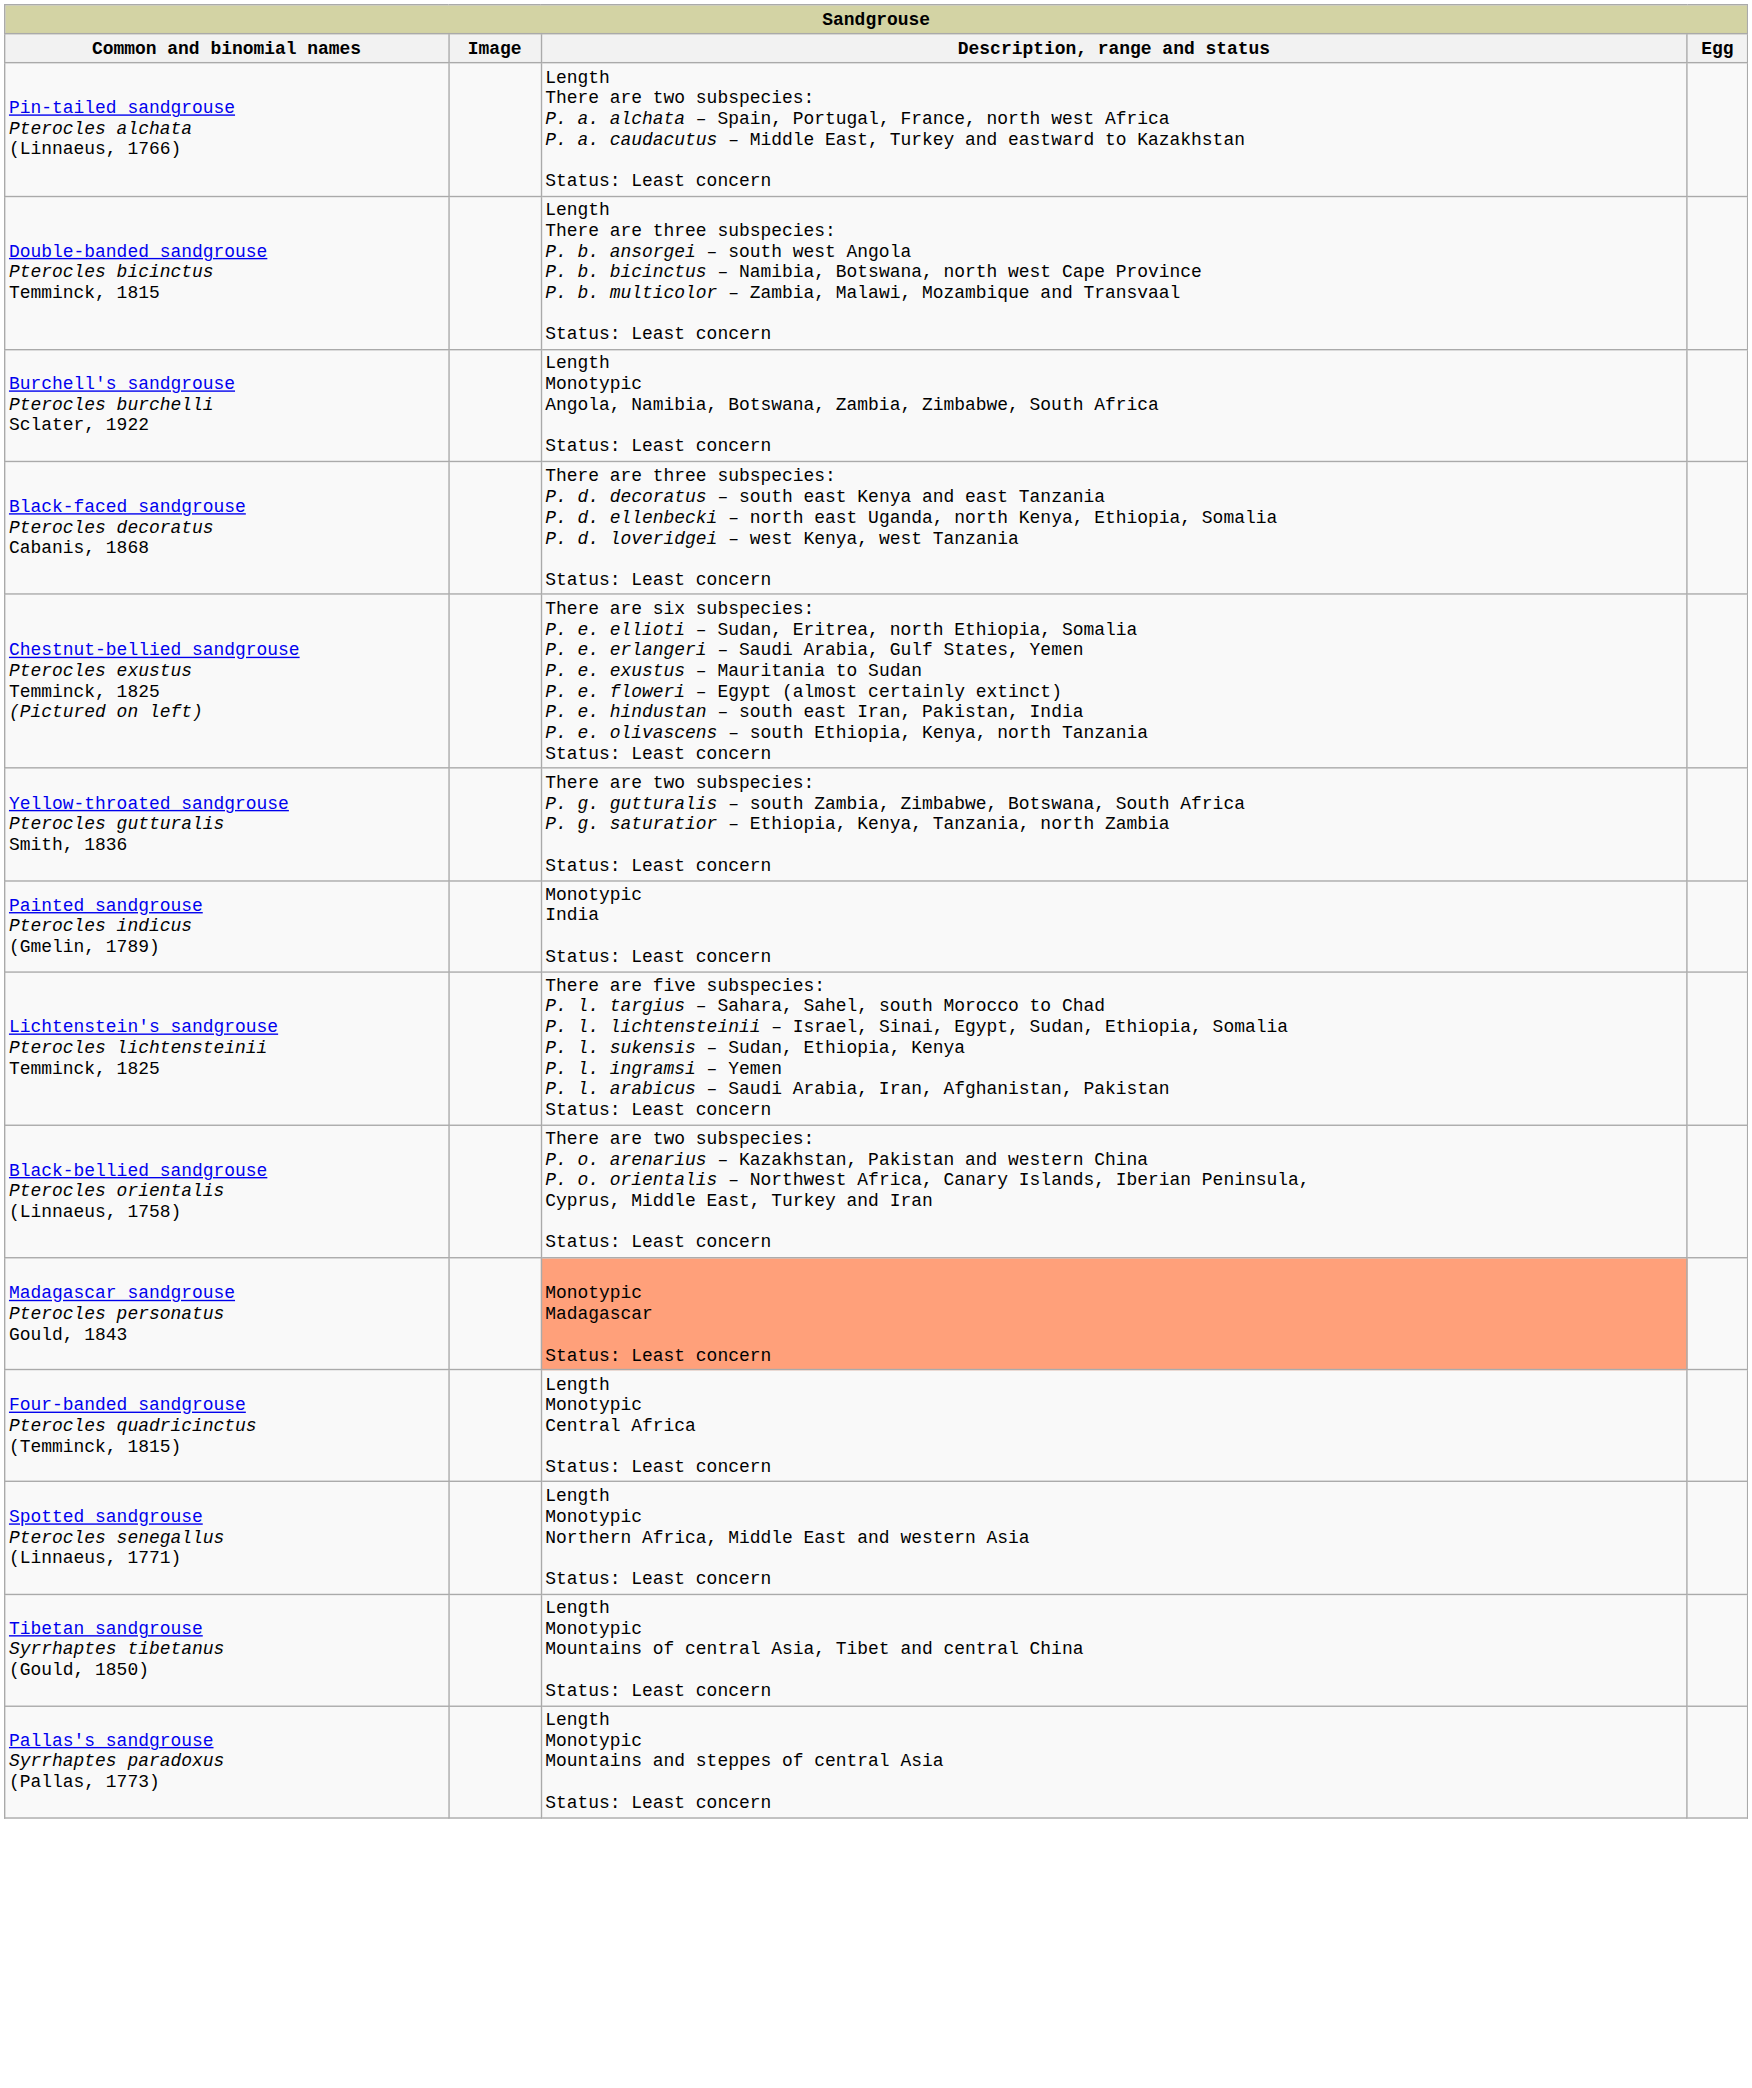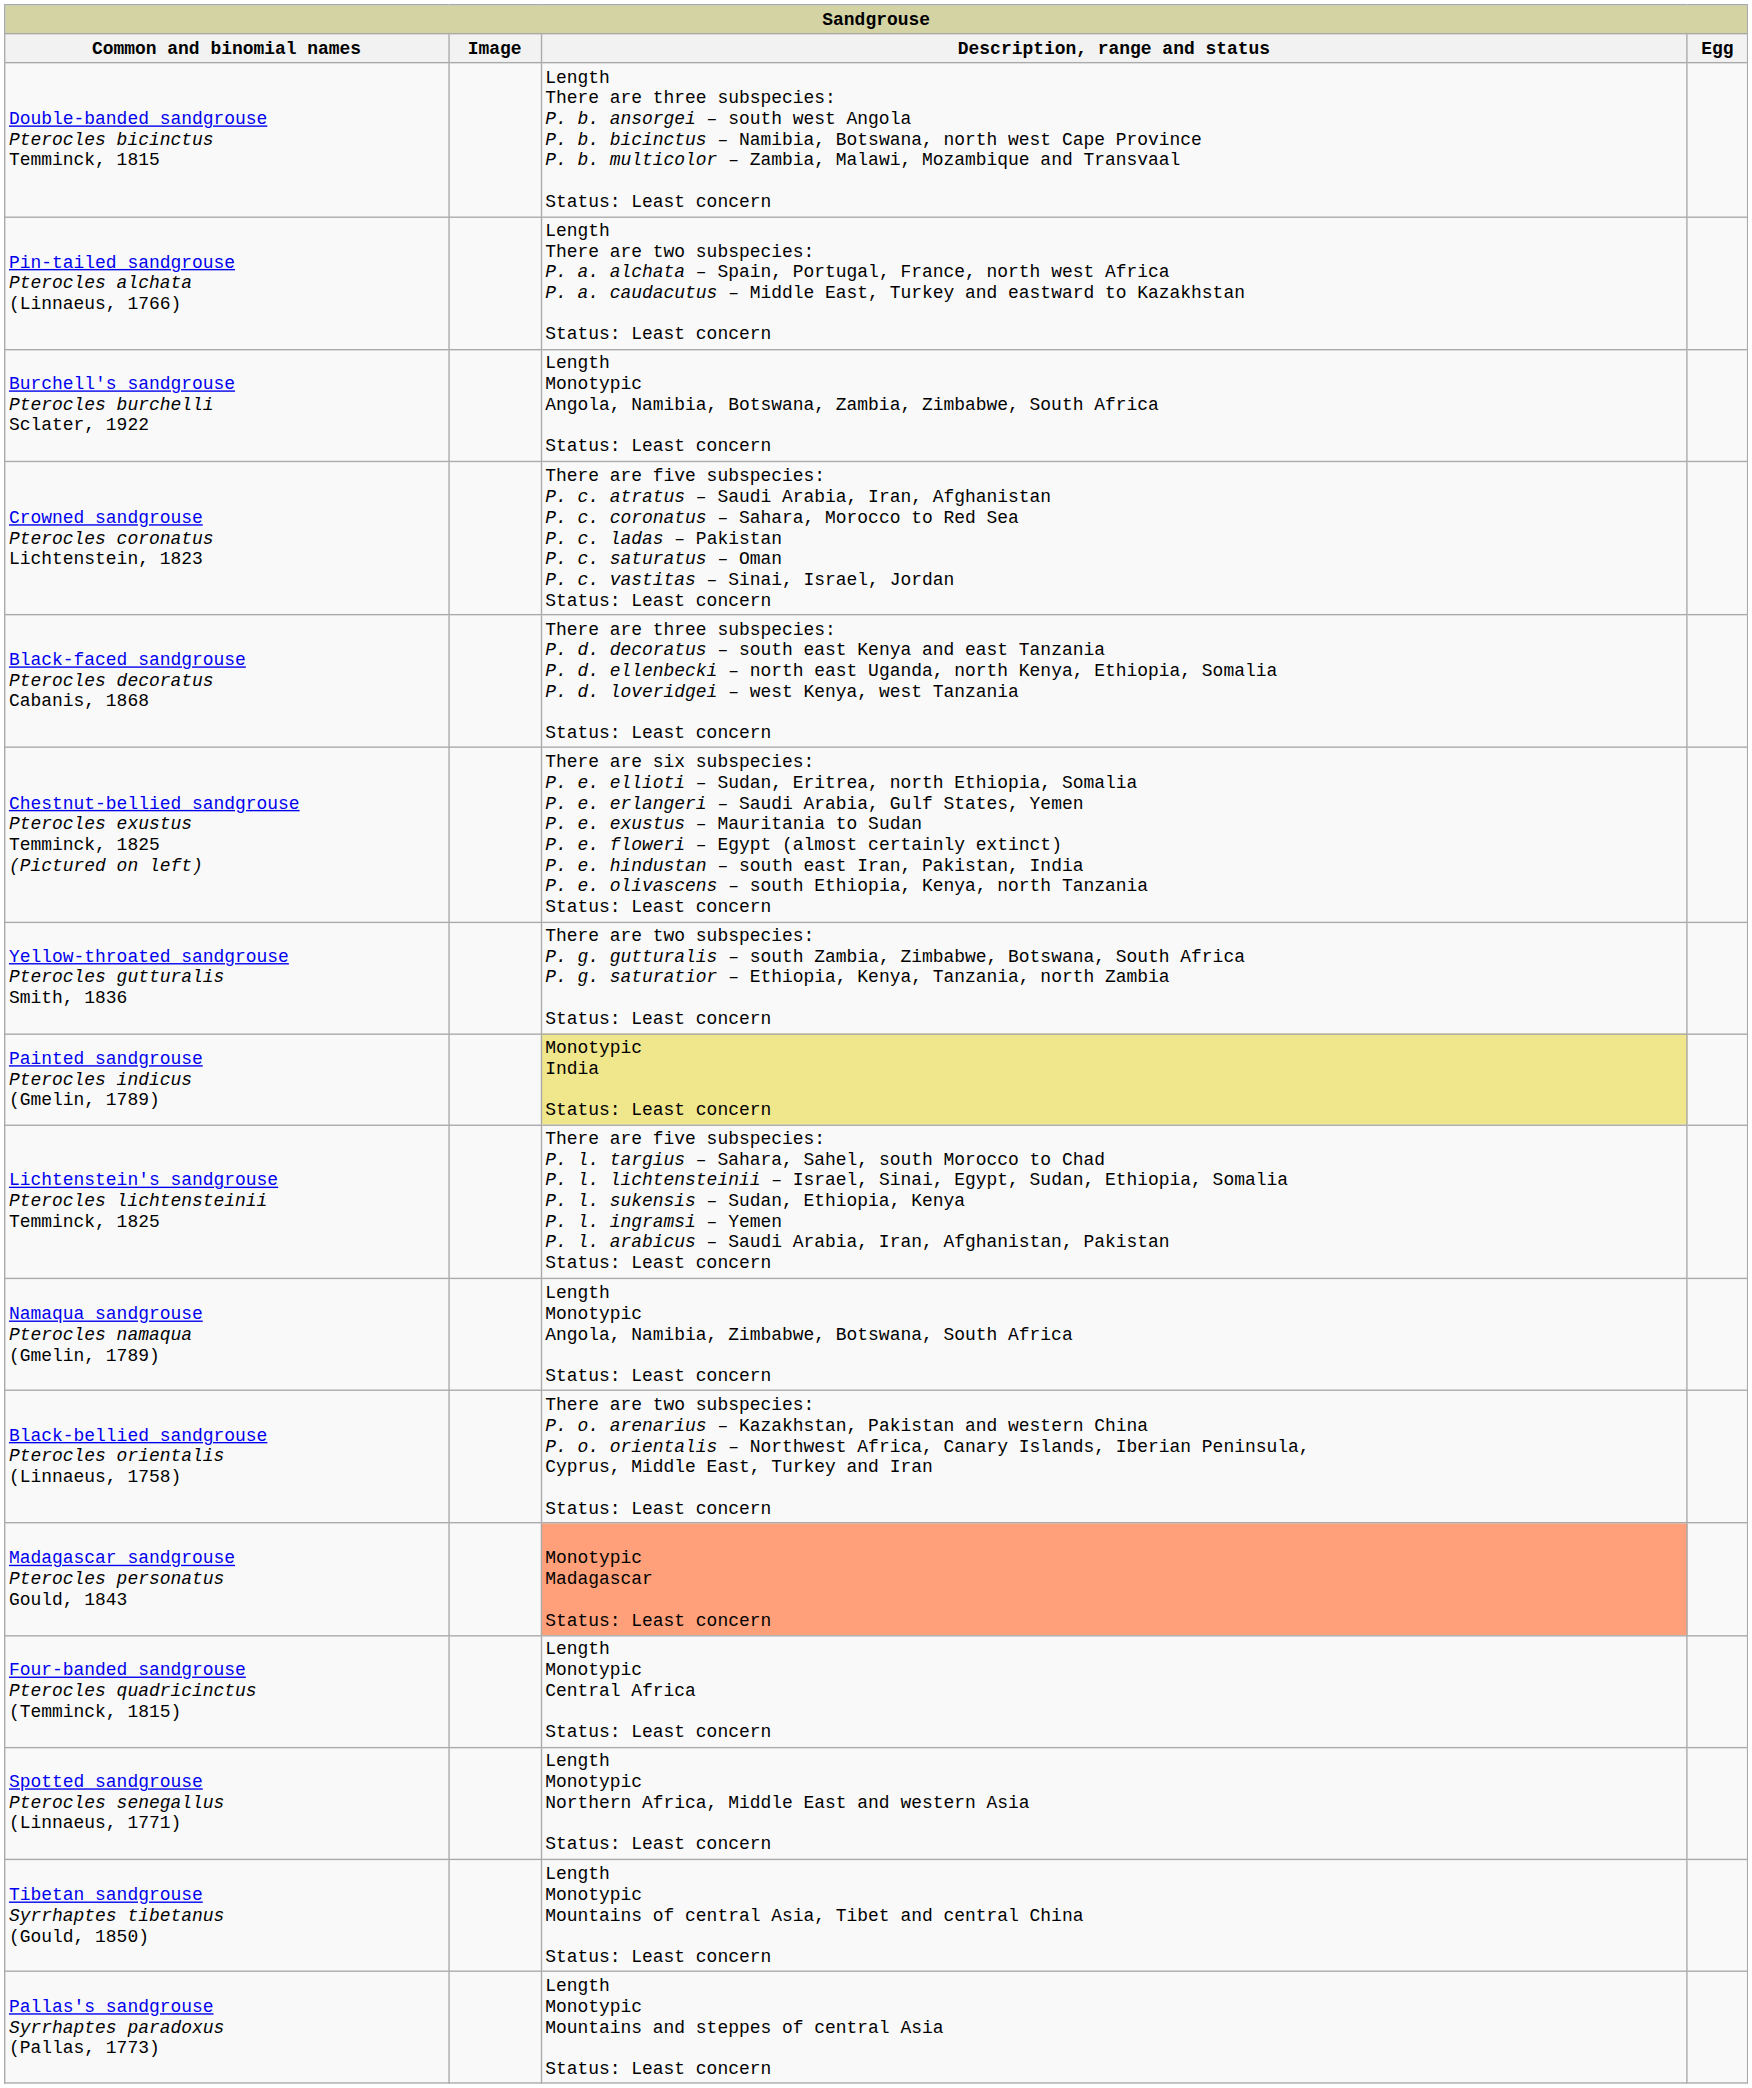rows swapped: (122, 130) <-> (138, 273)
+ row: (111, 538)
(658, 926) no background -> (658, 1079) khaki background
+ row: (106, 1335)
